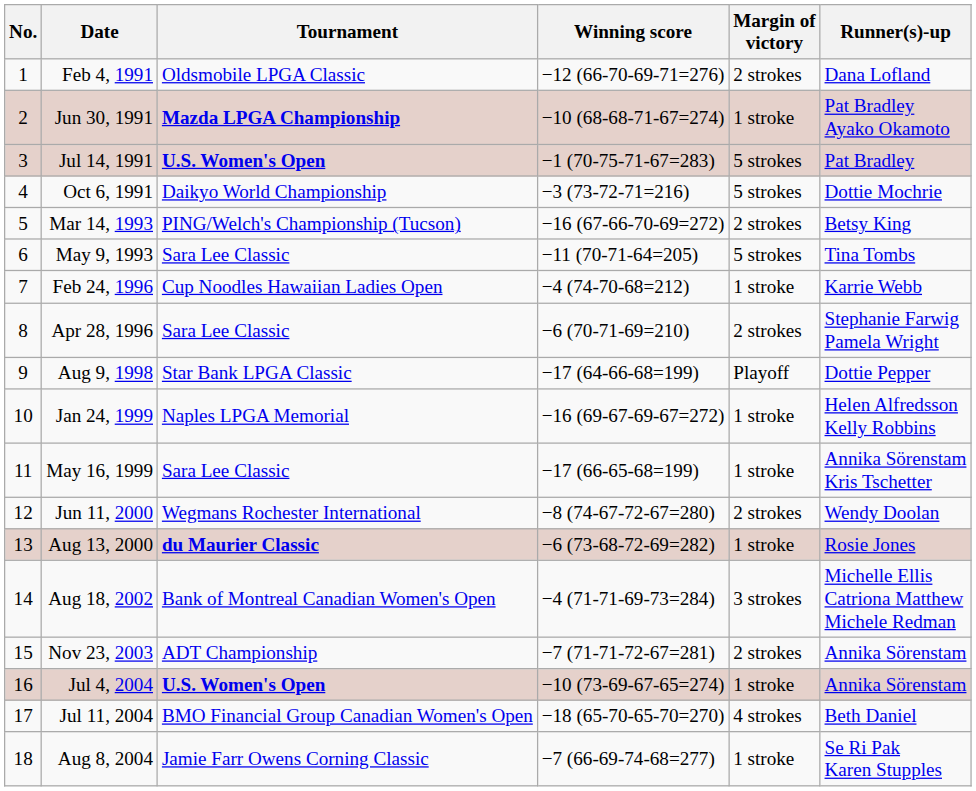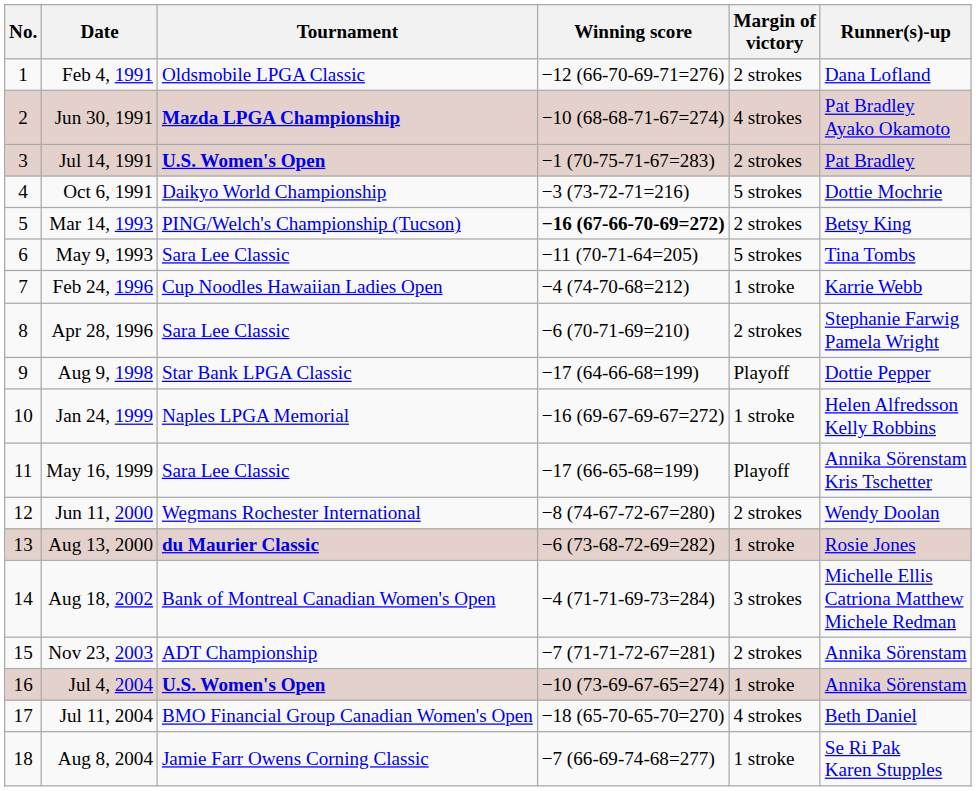(764, 117) 1 stroke -> (768, 117) 4 strokes
(768, 160) 5 strokes -> (768, 160) 2 strokes
(633, 223) normal -> (633, 223) bold
(764, 469) 1 stroke -> (761, 469) Playoff
